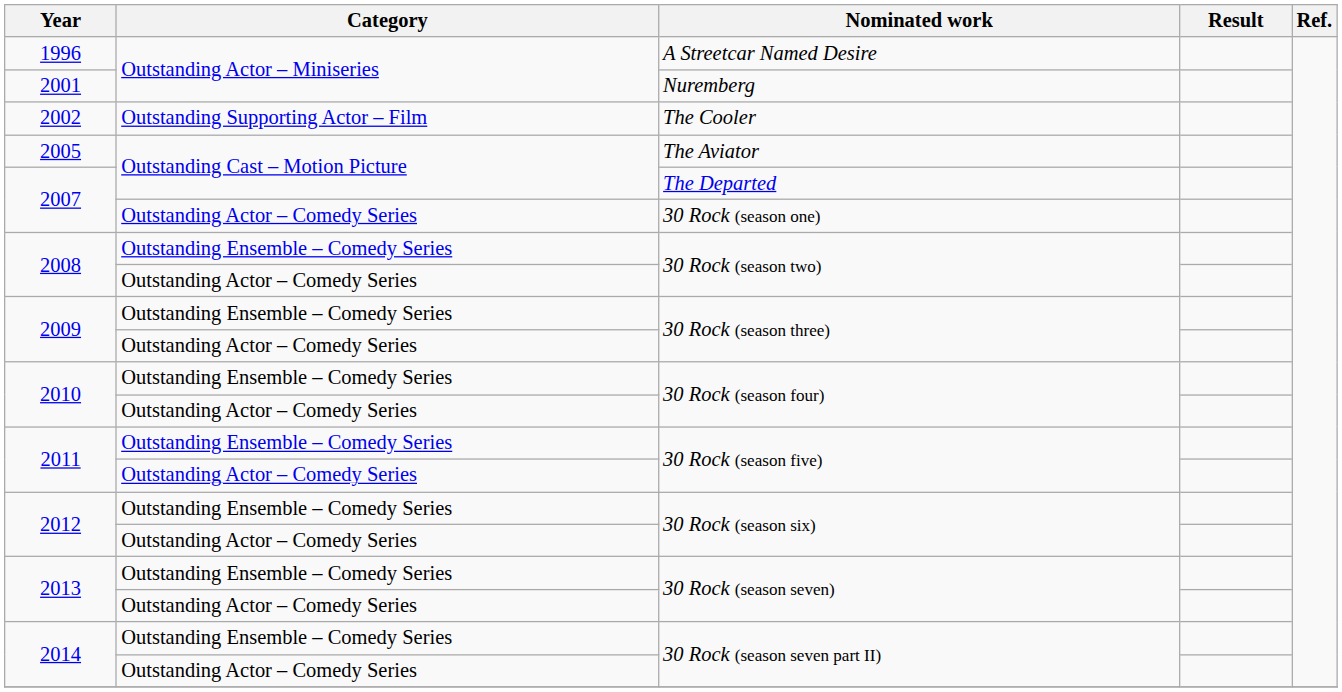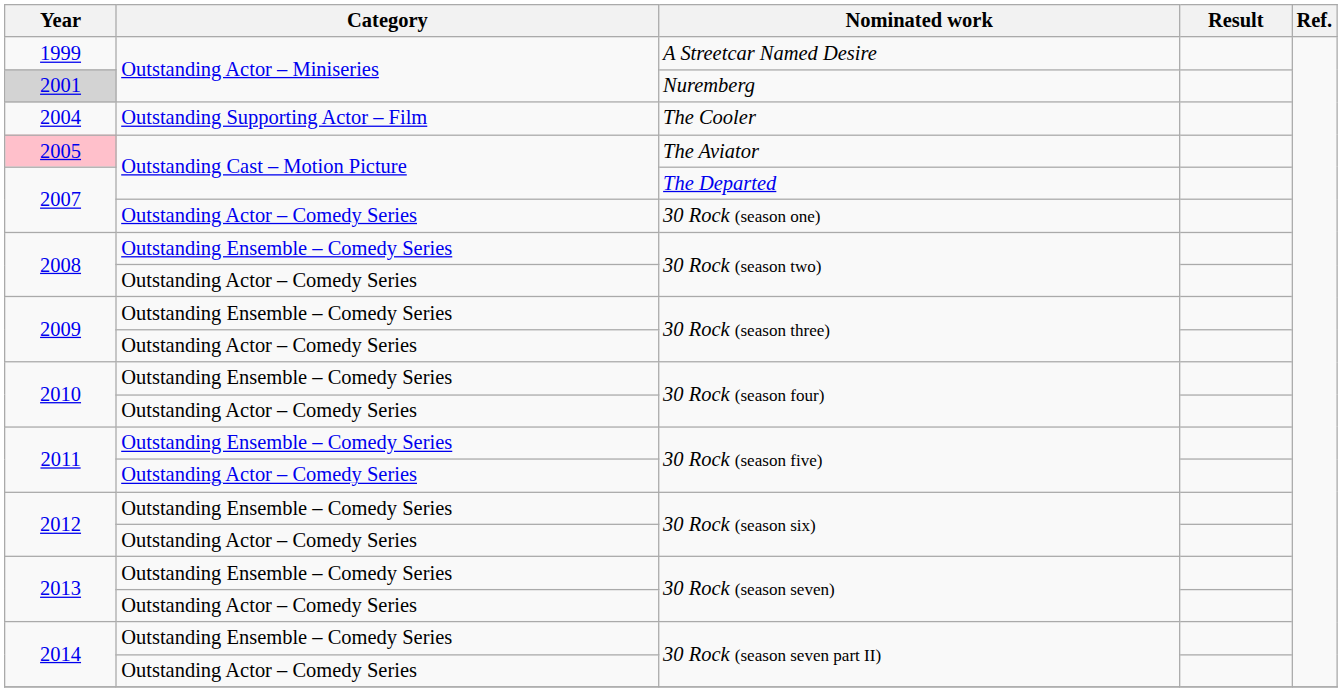(61, 53) 1996 -> (61, 53) 1999
(61, 85) no background -> (61, 85) lightgrey background
(61, 118) 2002 -> (61, 118) 2004
(61, 150) no background -> (61, 150) pink background
